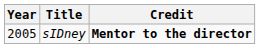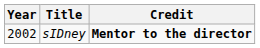(22, 34) 2005 -> (22, 34) 2002
